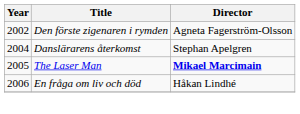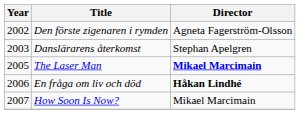(18, 48) 2004 -> (18, 48) 2003
(204, 83) normal -> (207, 83) bold
+ row: (77, 100)
